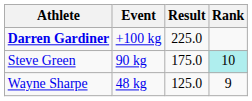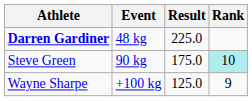(139, 39) +100 kg -> (131, 39) 48 kg
(131, 84) 48 kg -> (139, 84) +100 kg
